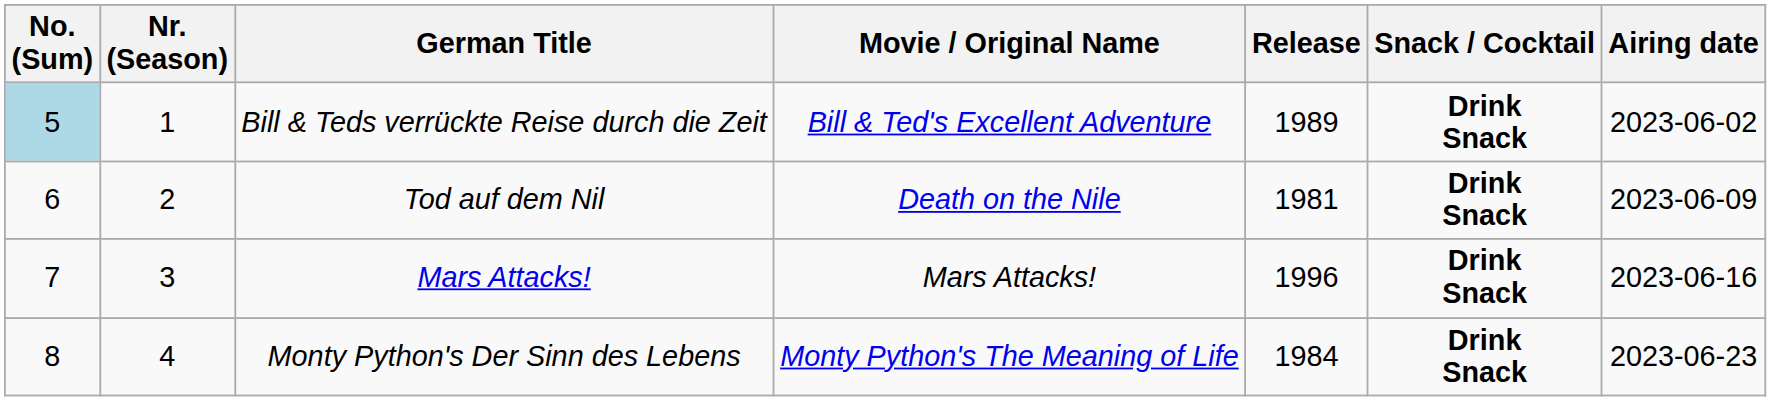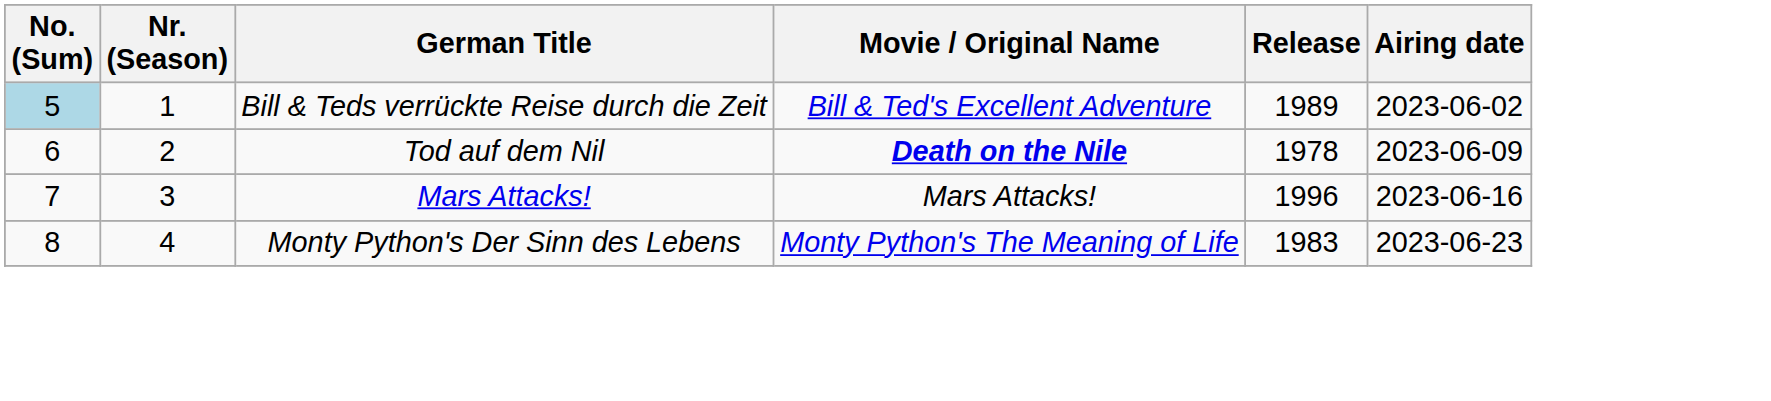- column: (1485, 43)
(1009, 199) normal -> (1009, 151) bold
(1306, 199) 1981 -> (1306, 151) 1978
(1306, 355) 1984 -> (1306, 242) 1983
